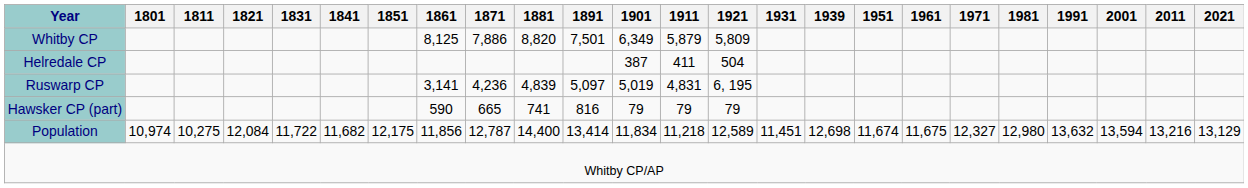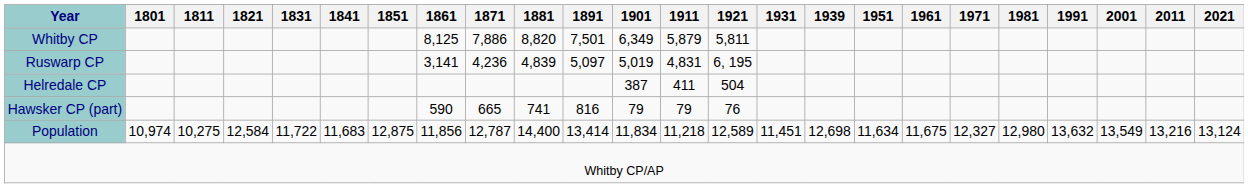(733, 39) 5,809 -> (733, 39) 5,811
rows swapped: (65, 85) <-> (65, 62)
(733, 108) 79 -> (733, 108) 76
(248, 132) 12,084 -> (248, 132) 12,584
(344, 132) 11,682 -> (344, 132) 11,683
(393, 132) 12,175 -> (393, 132) 12,875
(878, 132) 11,674 -> (878, 132) 11,634
(1121, 132) 13,594 -> (1121, 132) 13,549
(1219, 132) 13,129 -> (1219, 132) 13,124
